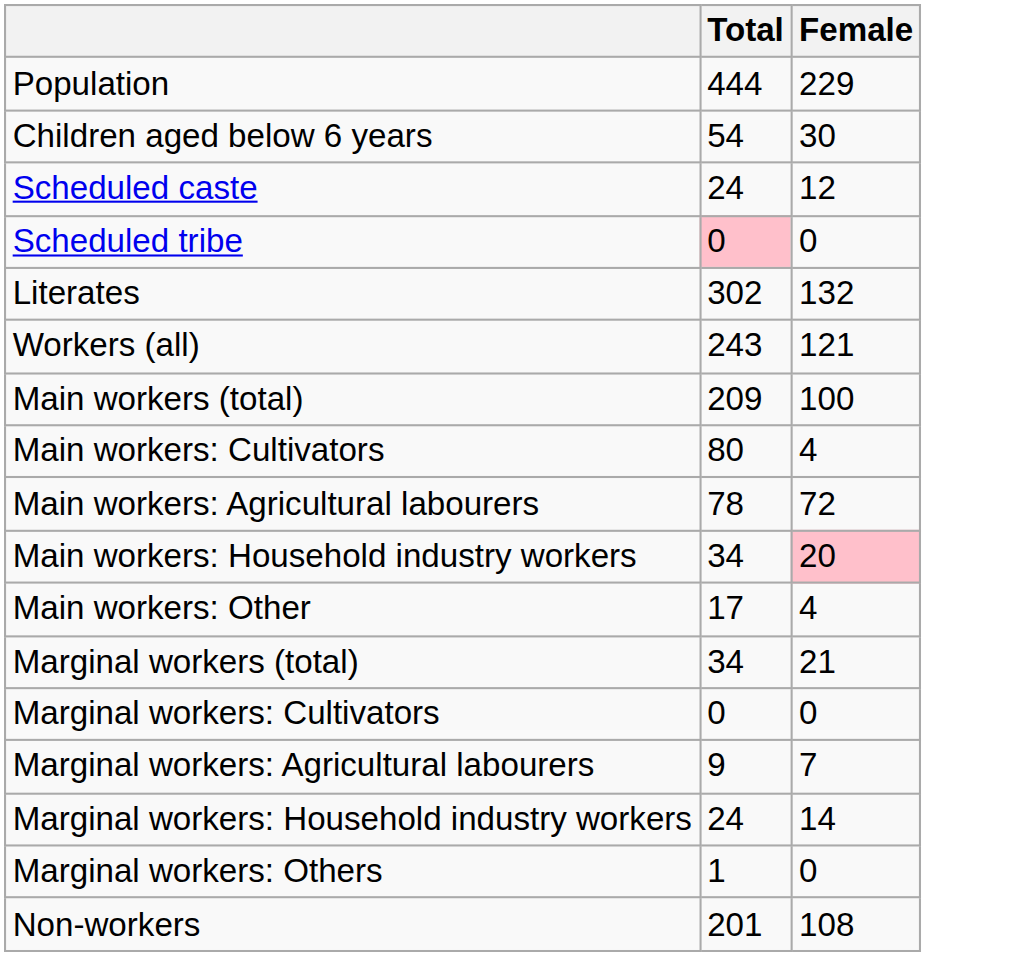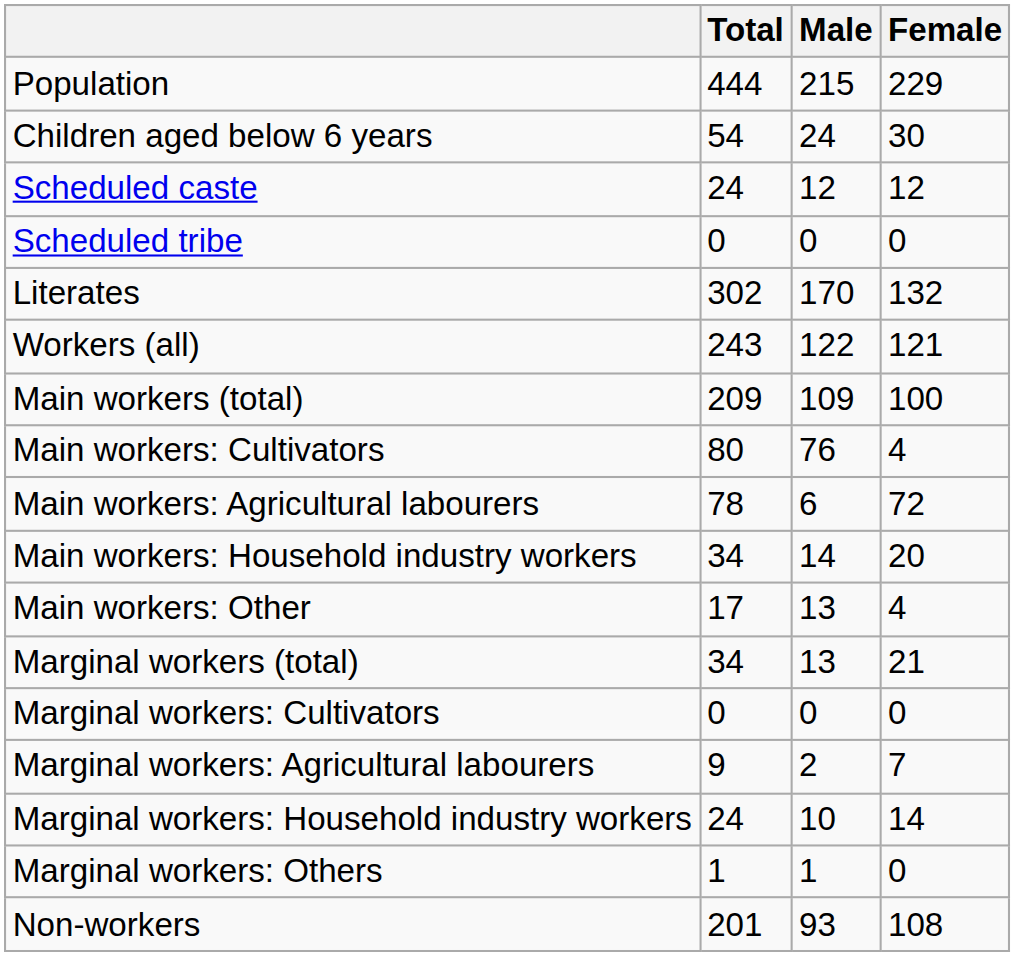+ column: (836, 30)
(716, 240) pink background -> (716, 240) no background
(817, 556) pink background -> (906, 556) no background
